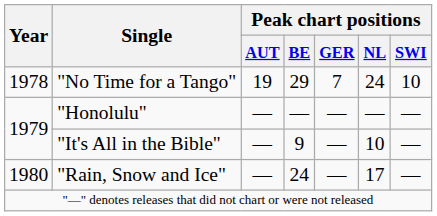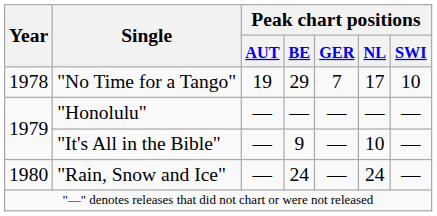(375, 81) 24 -> (375, 81) 17
(375, 174) 17 -> (375, 174) 24
